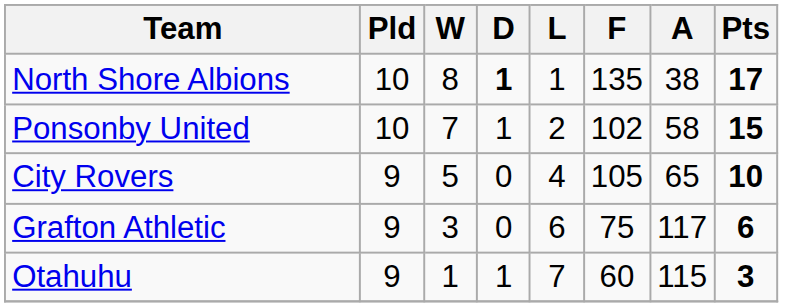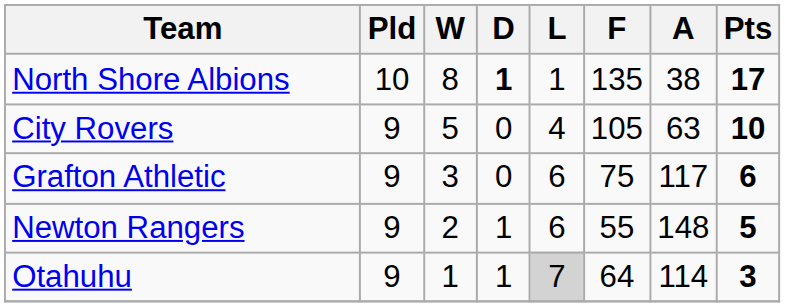- row: (131, 128)
(682, 177) 65 -> (683, 128) 63
+ row: (128, 227)
(557, 276) no background -> (557, 276) lightgrey background
(617, 276) 60 -> (617, 276) 64
(682, 276) 115 -> (683, 276) 114
